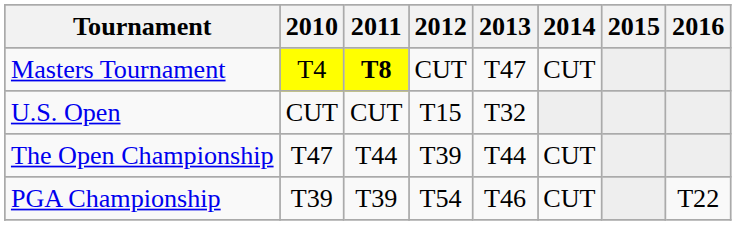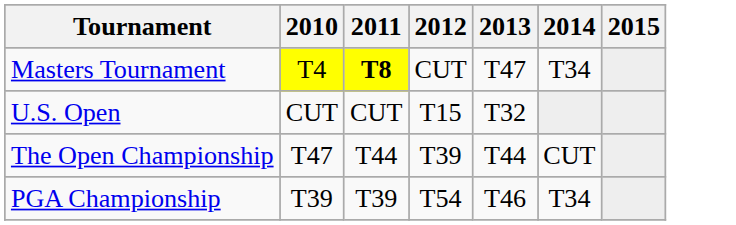- column: (698, 26)
(569, 69) CUT -> (569, 69) T34
(569, 198) CUT -> (569, 198) T34
